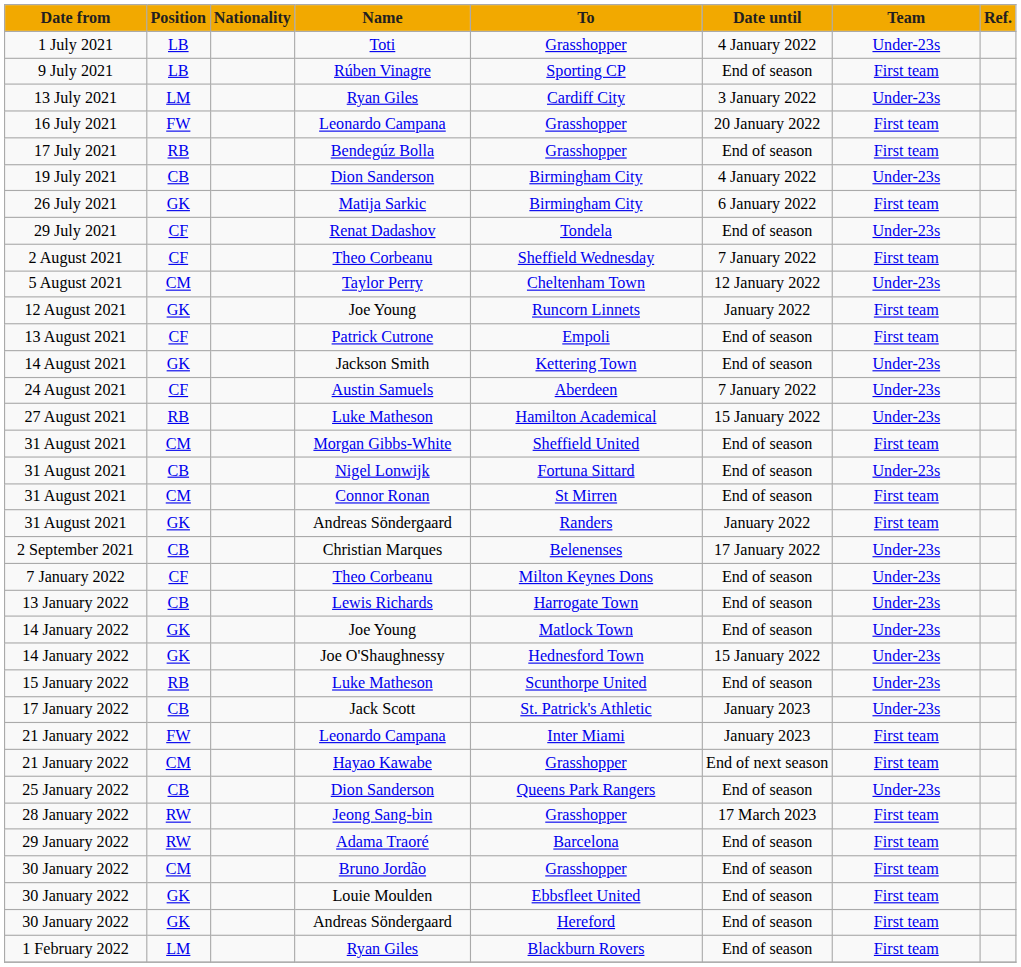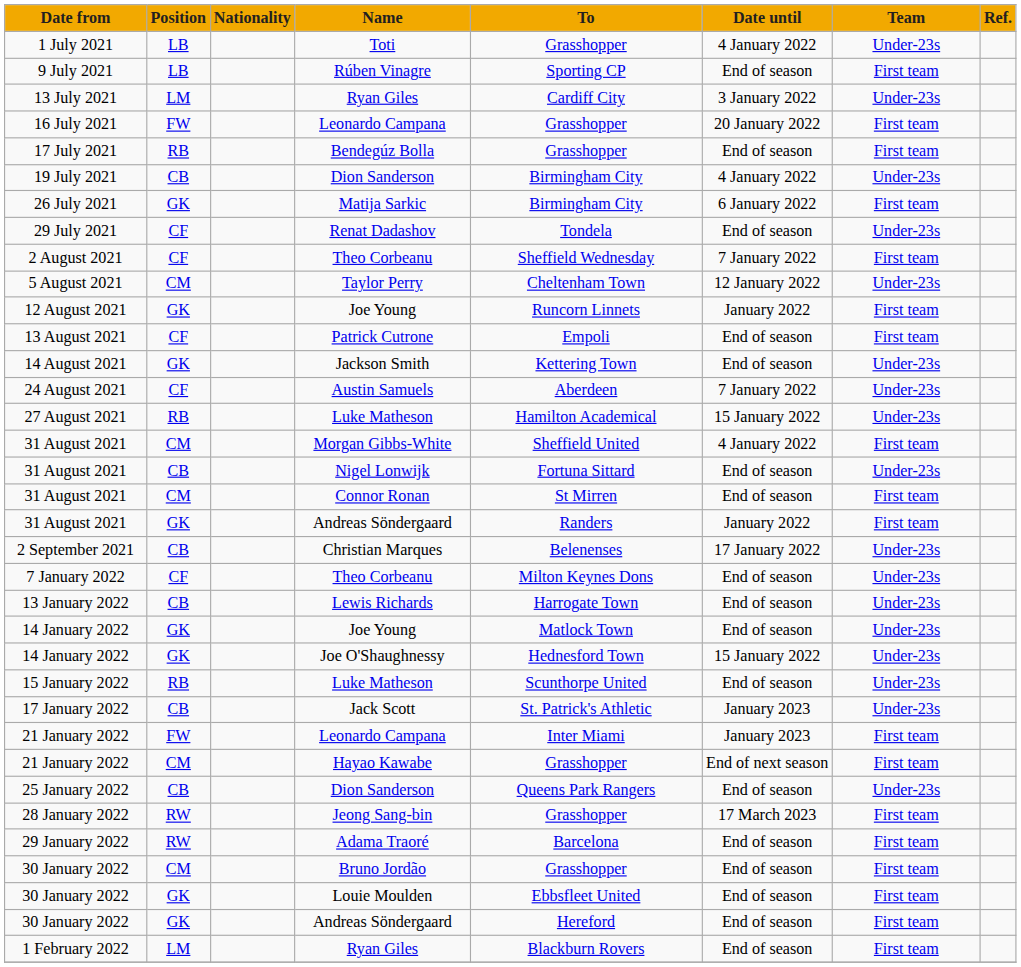(767, 443) End of season -> (767, 443) 4 January 2022
